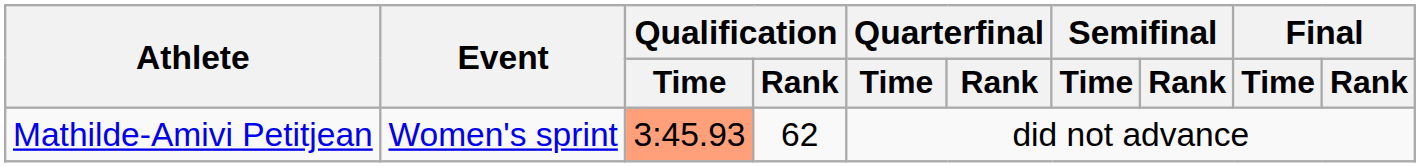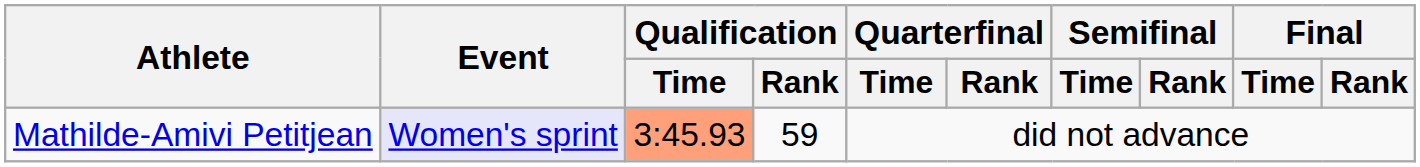(503, 135) no background -> (503, 135) lavender background
(800, 135) 62 -> (800, 135) 59
